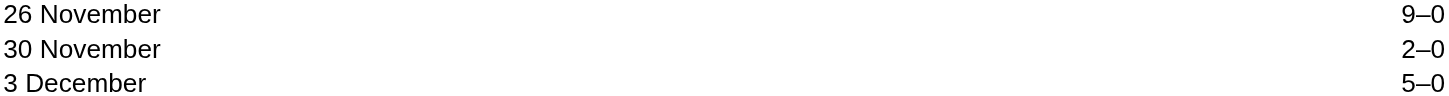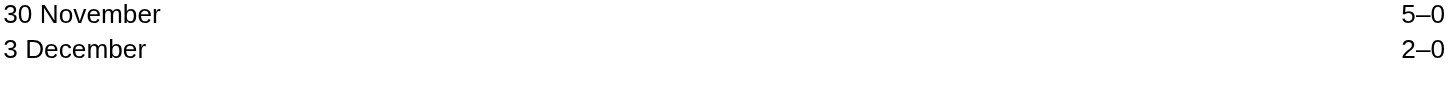- row: (82, 14)
(1423, 49) 2–0 -> (1423, 14) 5–0
(1423, 83) 5–0 -> (1423, 49) 2–0
